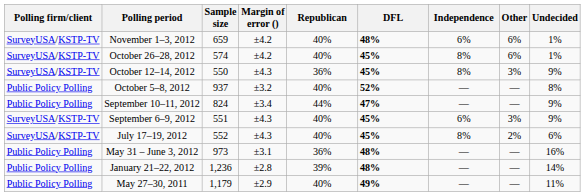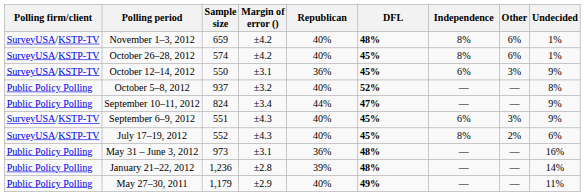(464, 39) 6% -> (464, 39) 8%
(263, 71) ±4.3 -> (263, 71) ±3.1
(464, 71) 8% -> (464, 71) 6%
